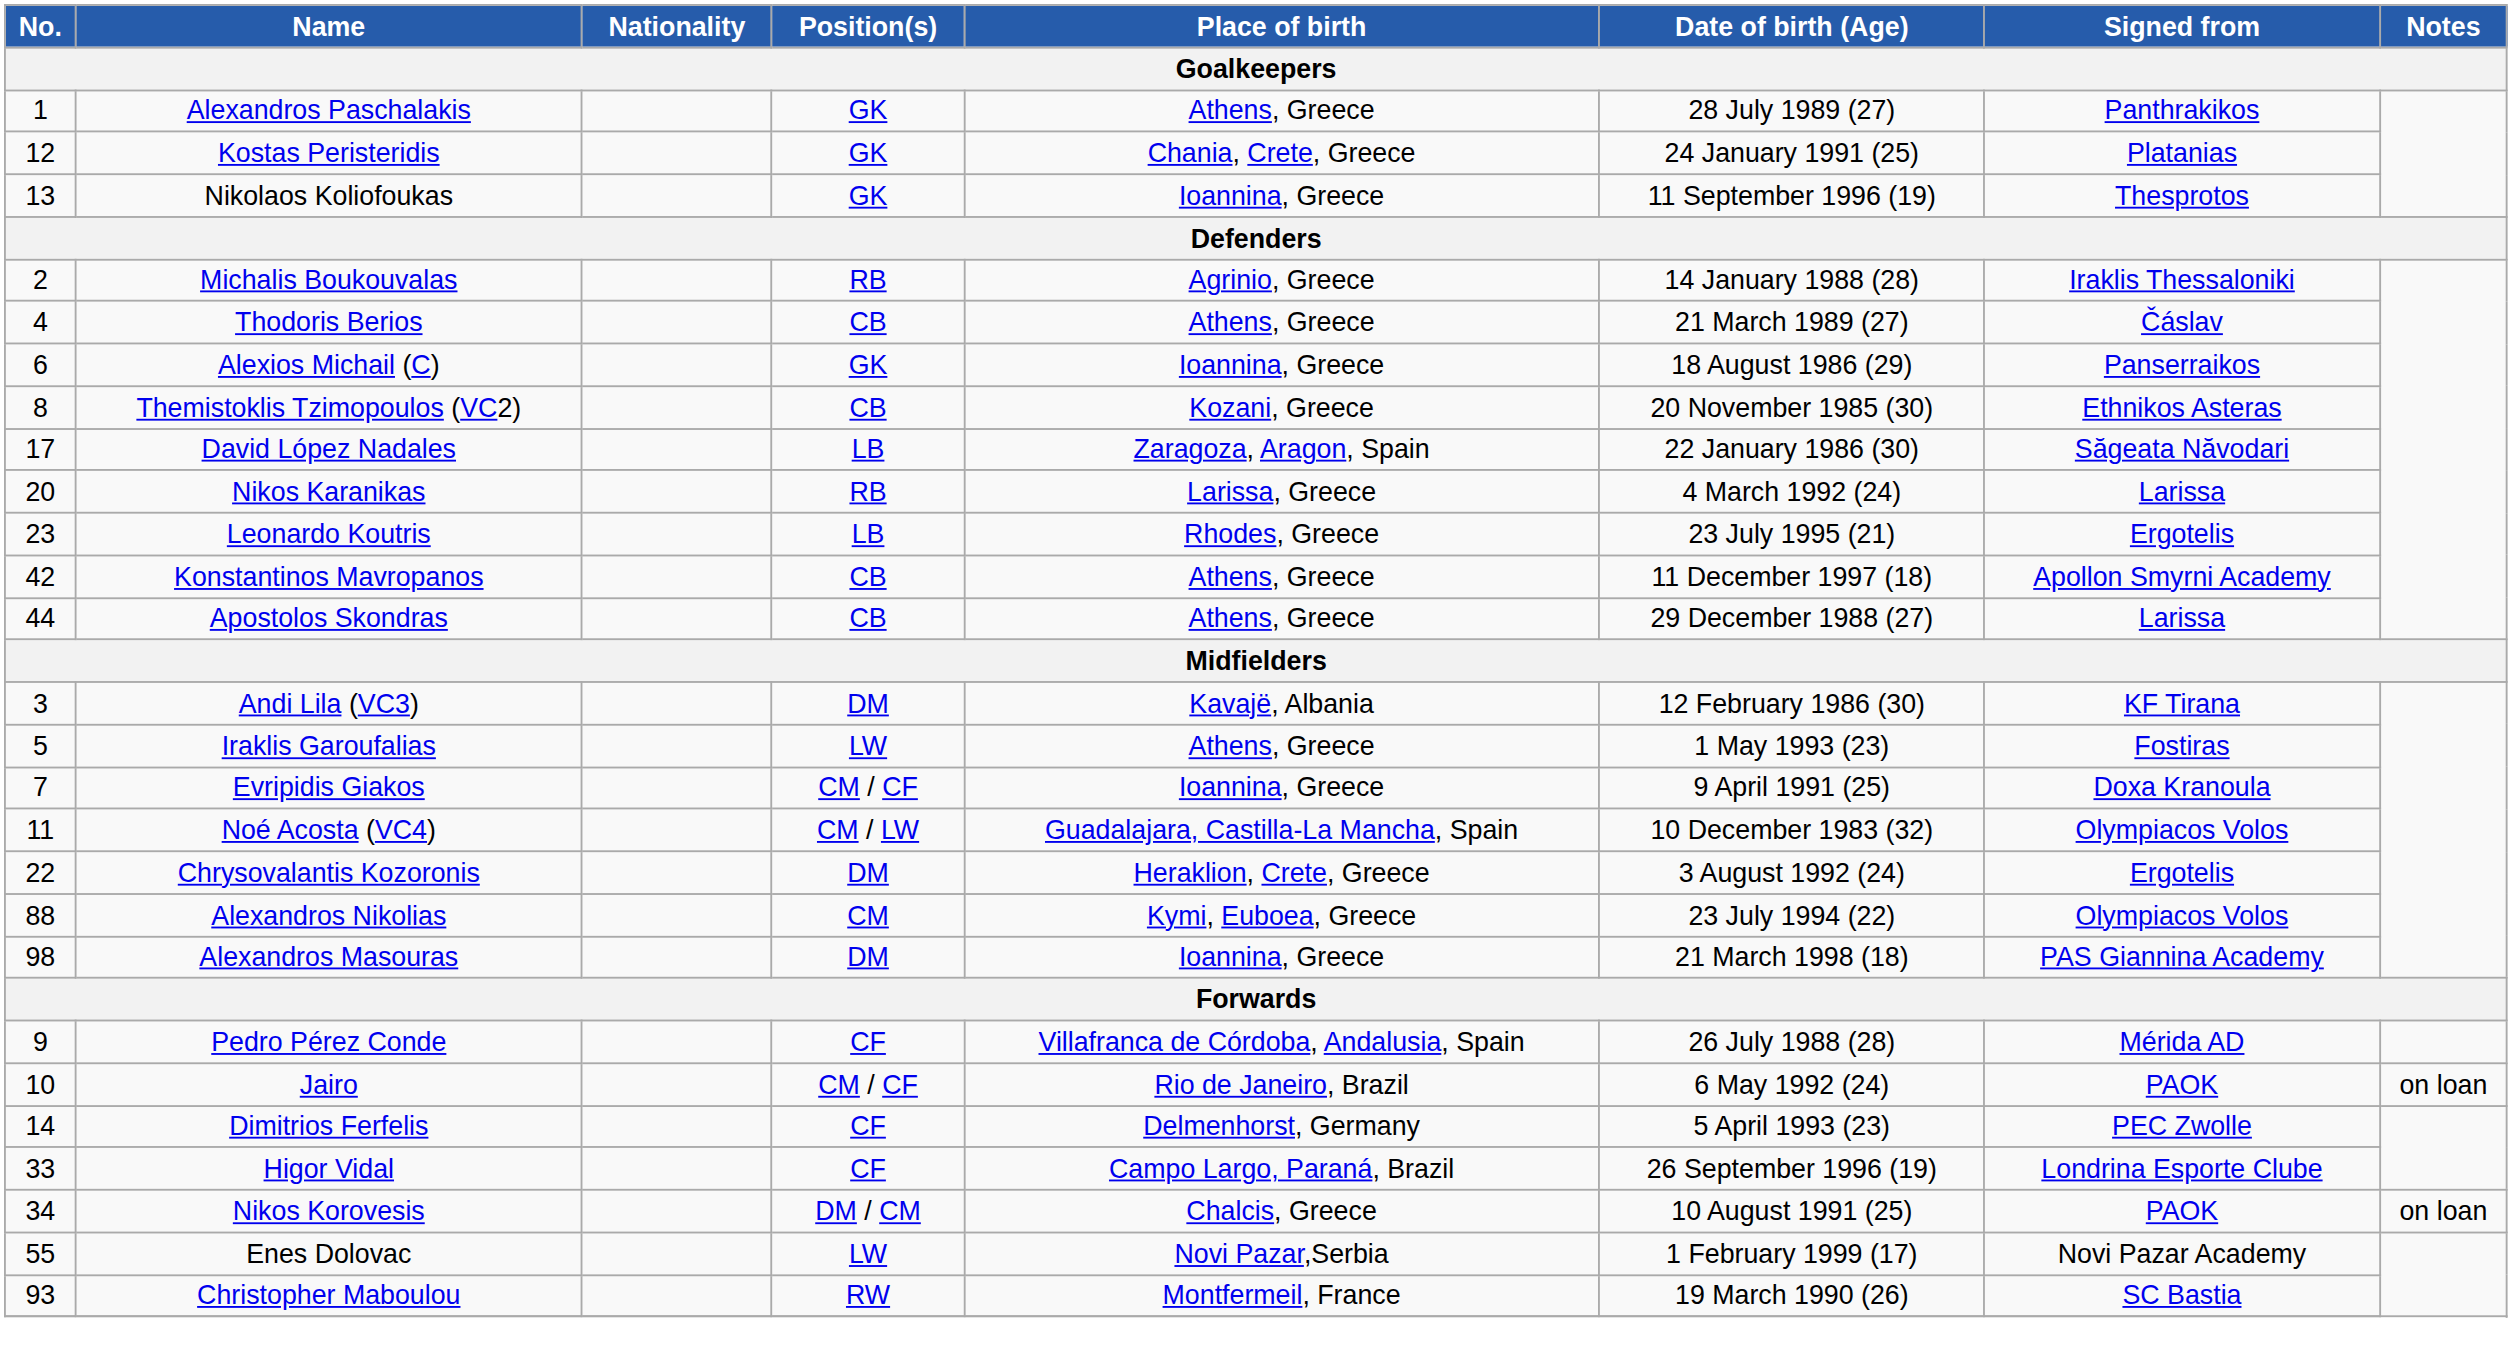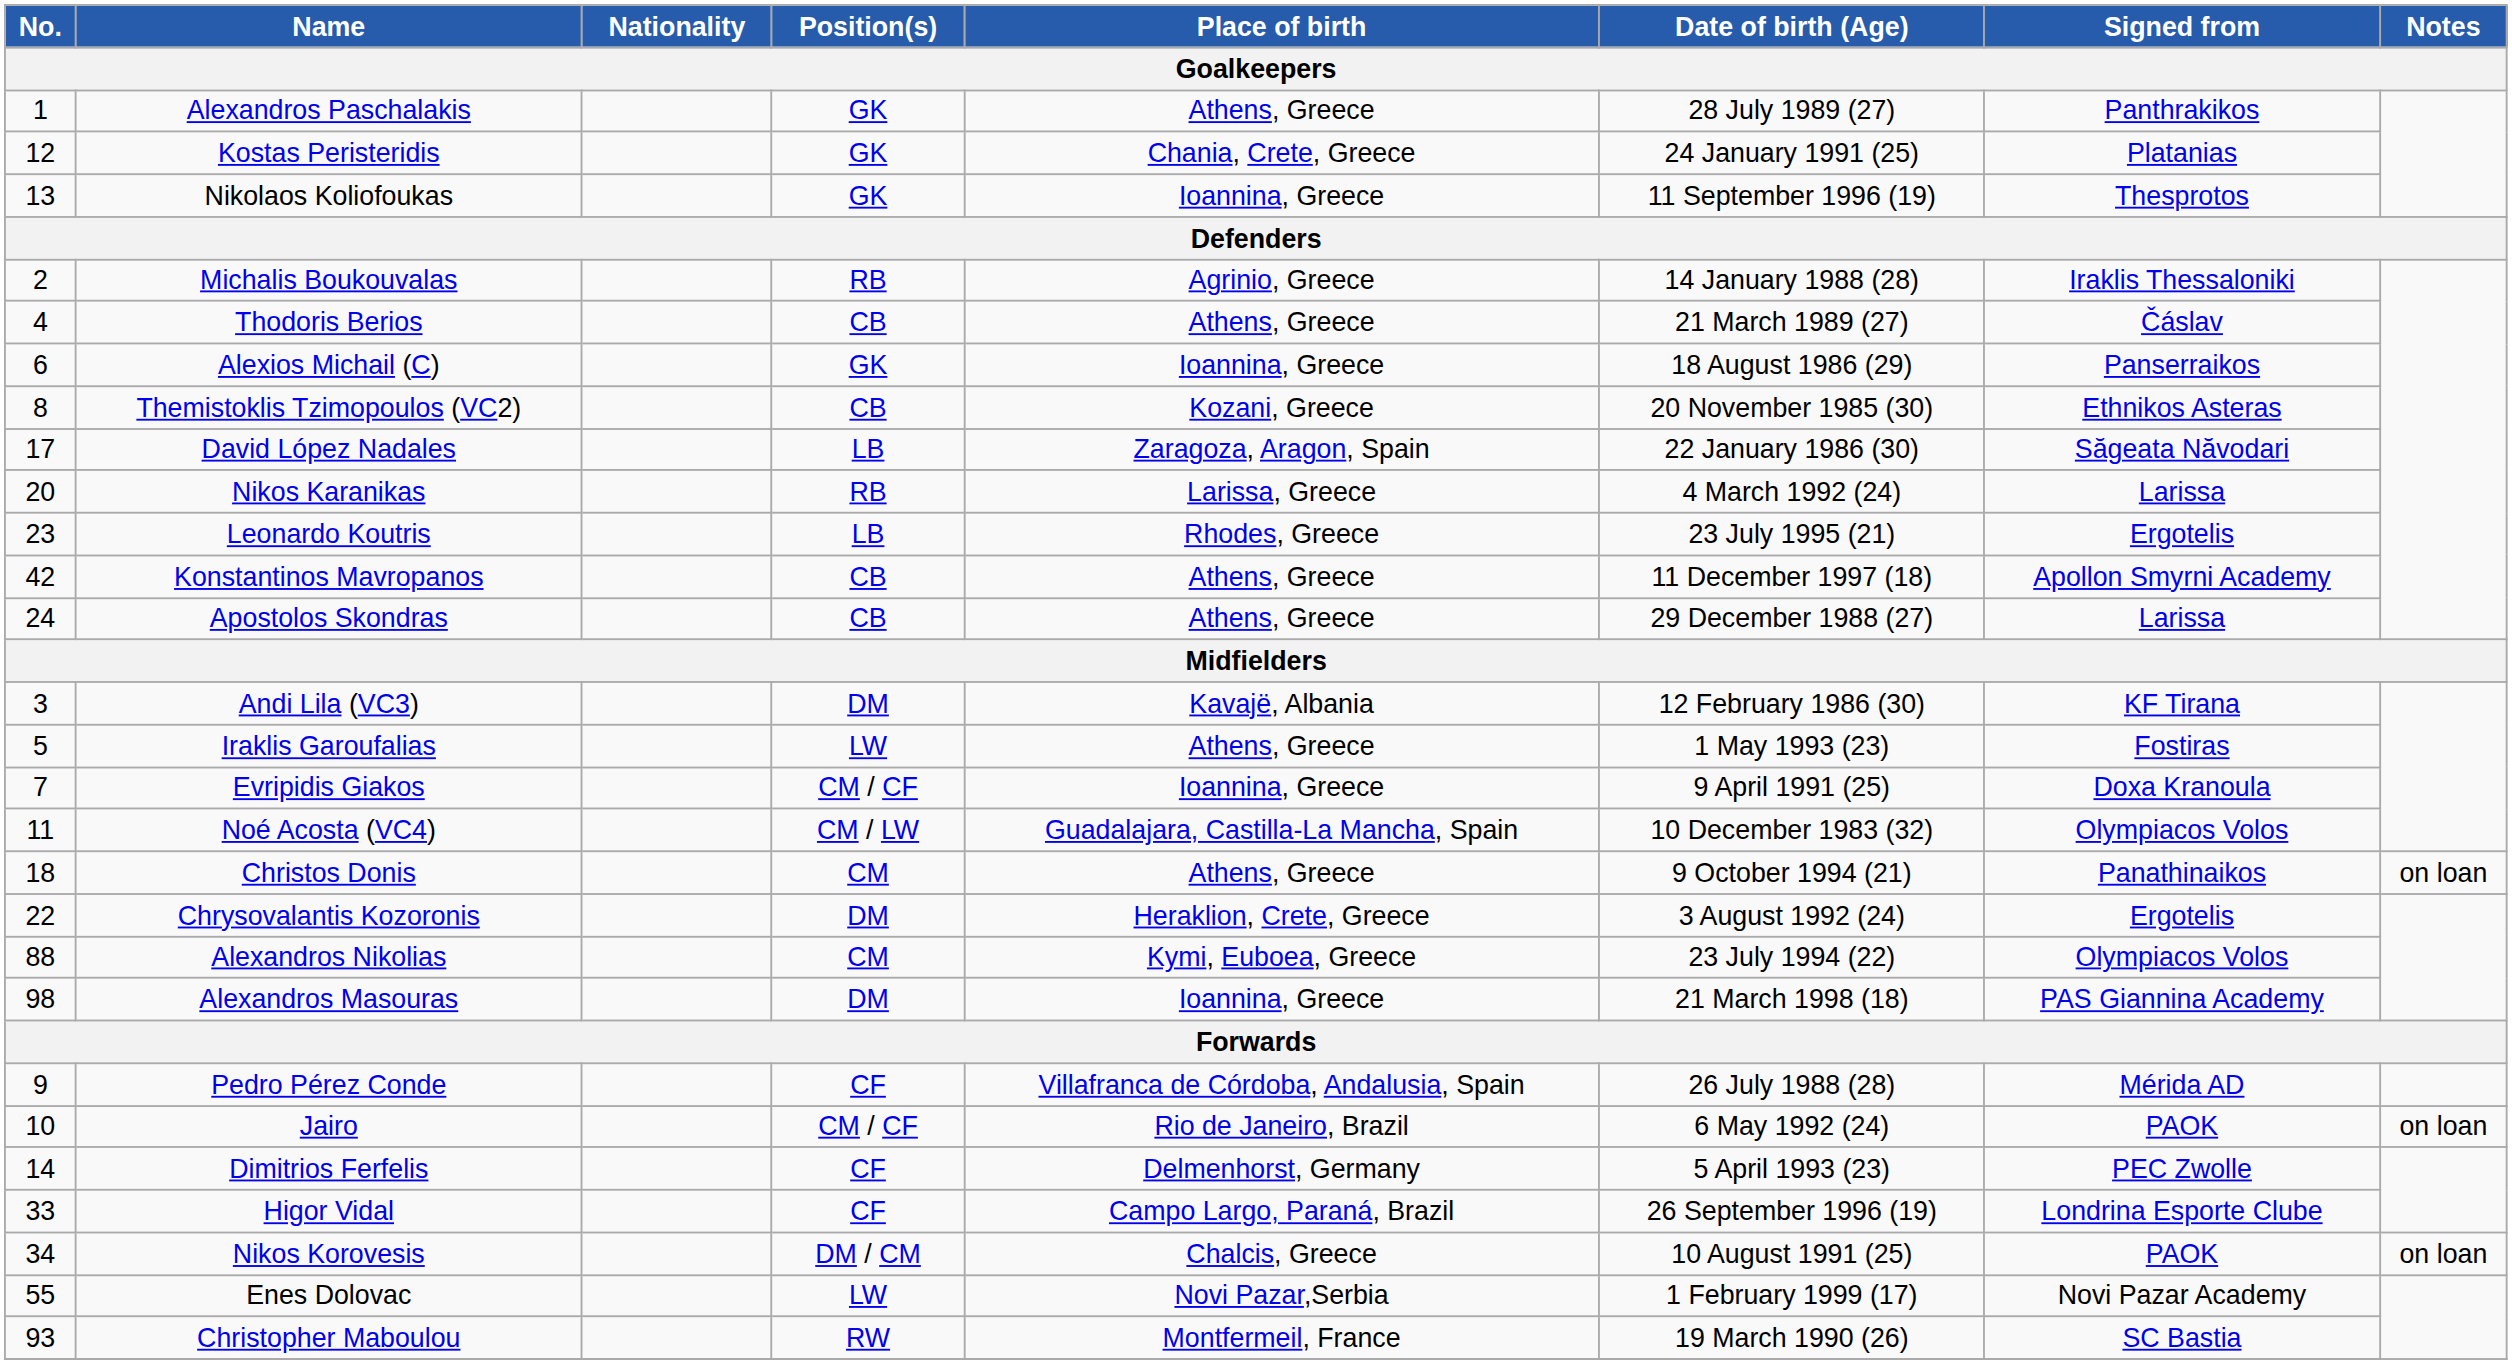(40, 619) 44 -> (40, 619) 24
+ row: (329, 873)
